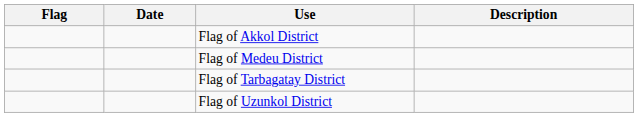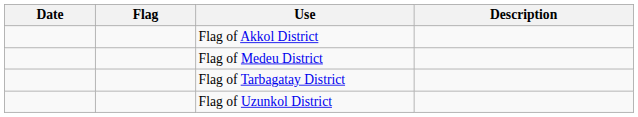columns swapped: (54, 15) <-> (150, 15)
